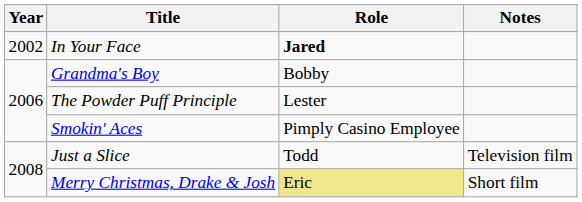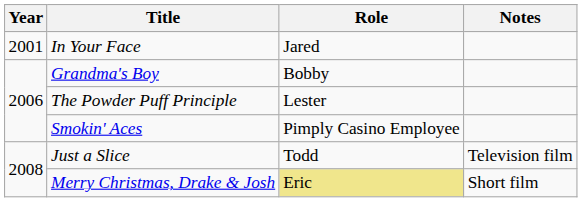(26, 45) 2002 -> (26, 45) 2001
(304, 45) bold -> (301, 45) normal
